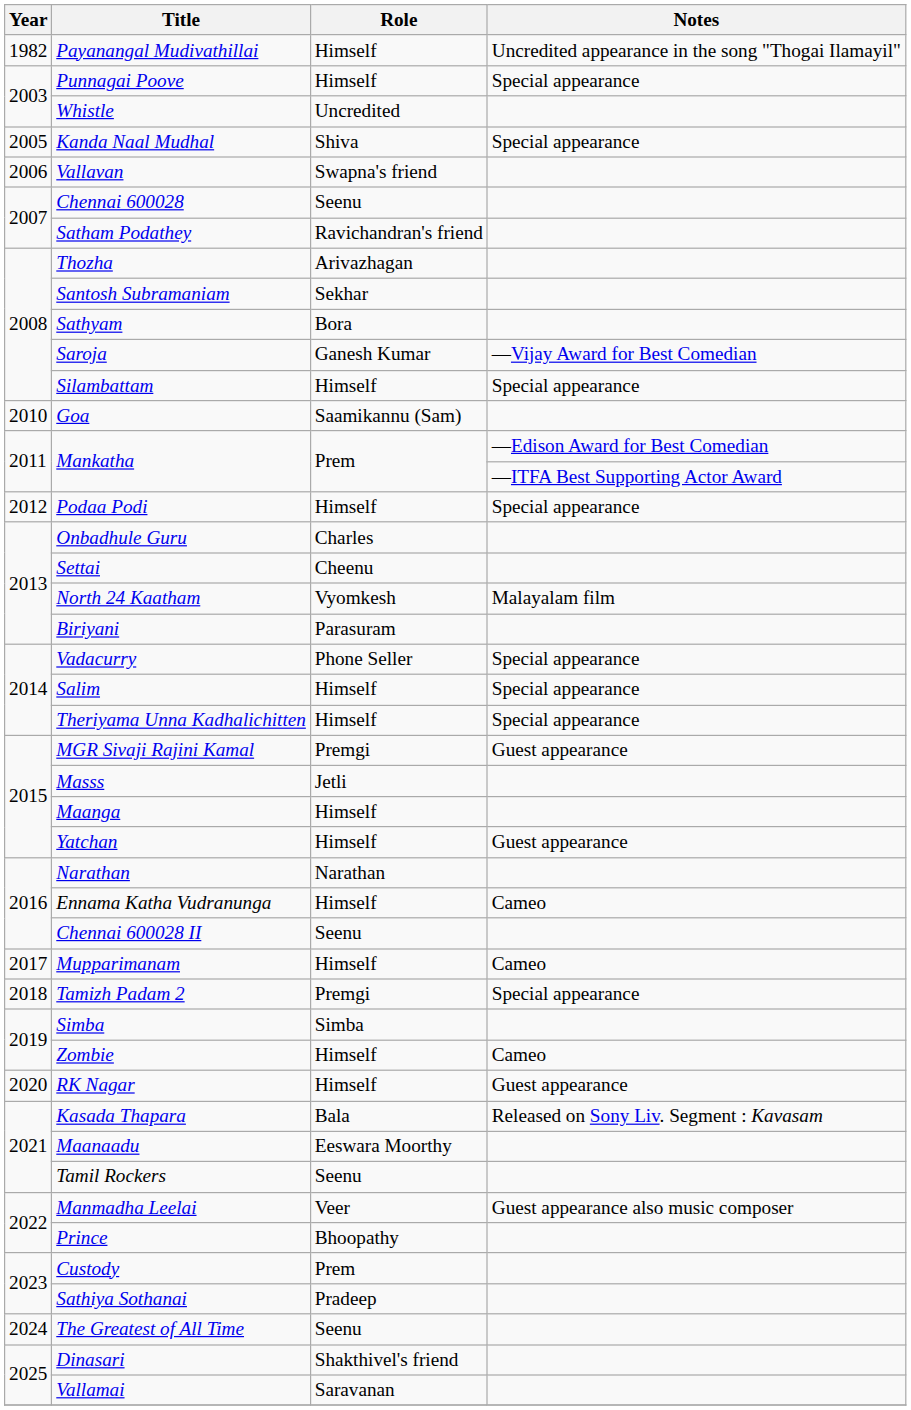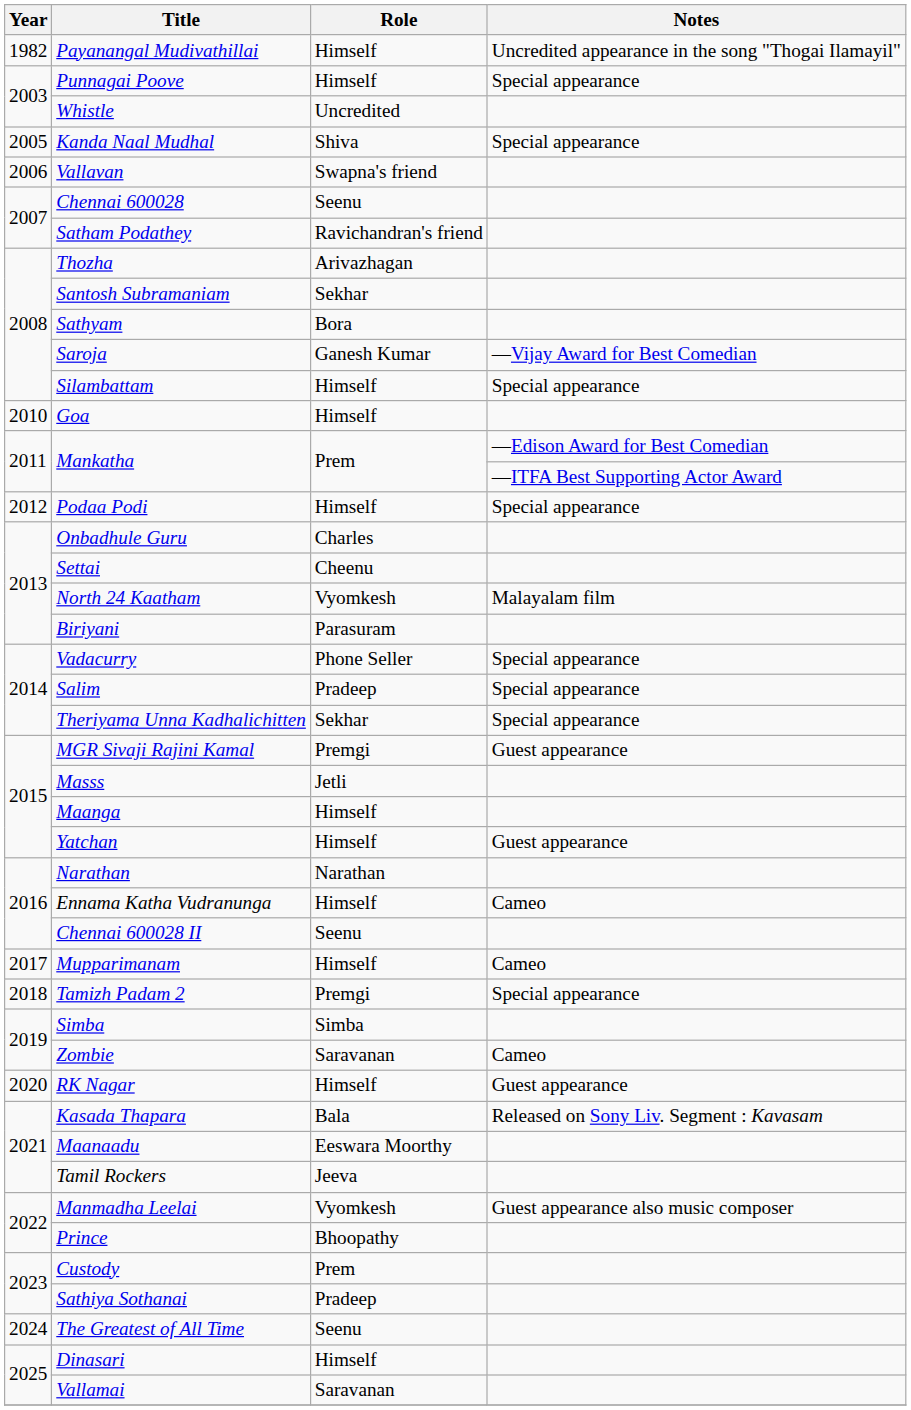(388, 415) Saamikannu (Sam) -> (346, 415) Himself
(346, 689) Himself -> (346, 689) Pradeep
(346, 720) Himself -> (341, 720) Sekhar
(346, 1055) Himself -> (355, 1055) Saravanan
(338, 1176) Seenu -> (336, 1176) Jeeva
(332, 1207) Veer -> (355, 1207) Vyomkesh
(387, 1359) Shakthivel's friend -> (346, 1359) Himself
